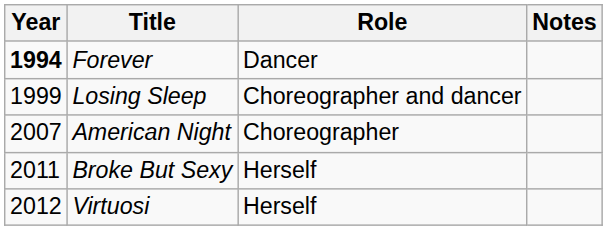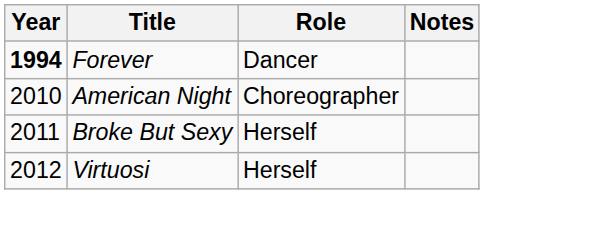- row: (139, 96)
(36, 133) 2007 -> (36, 96) 2010
